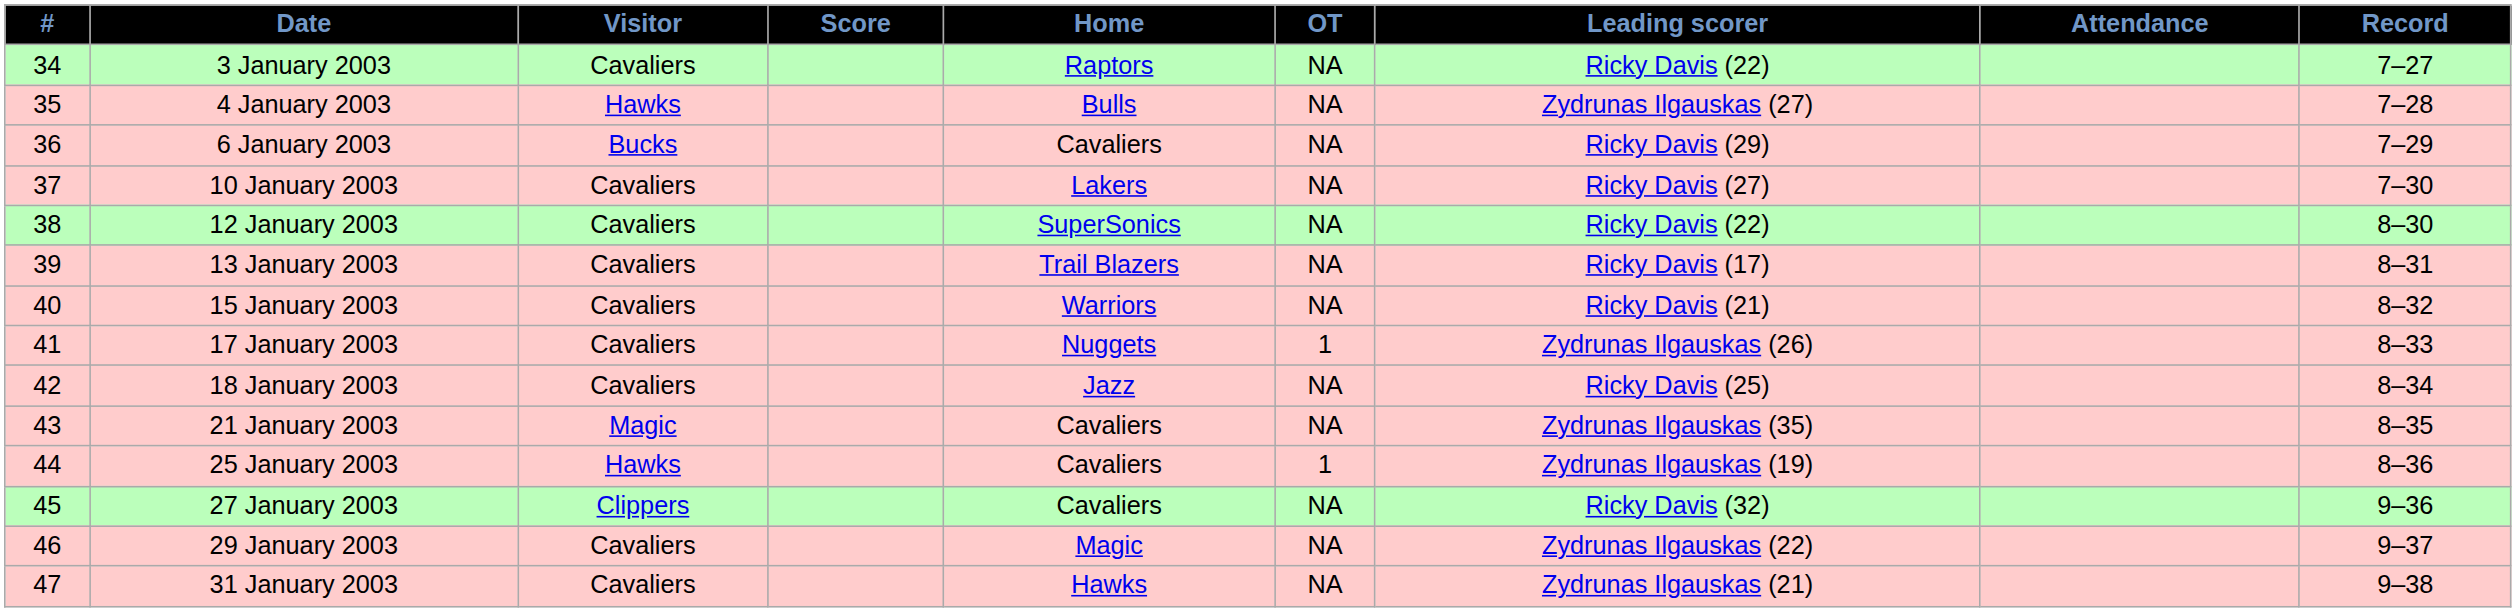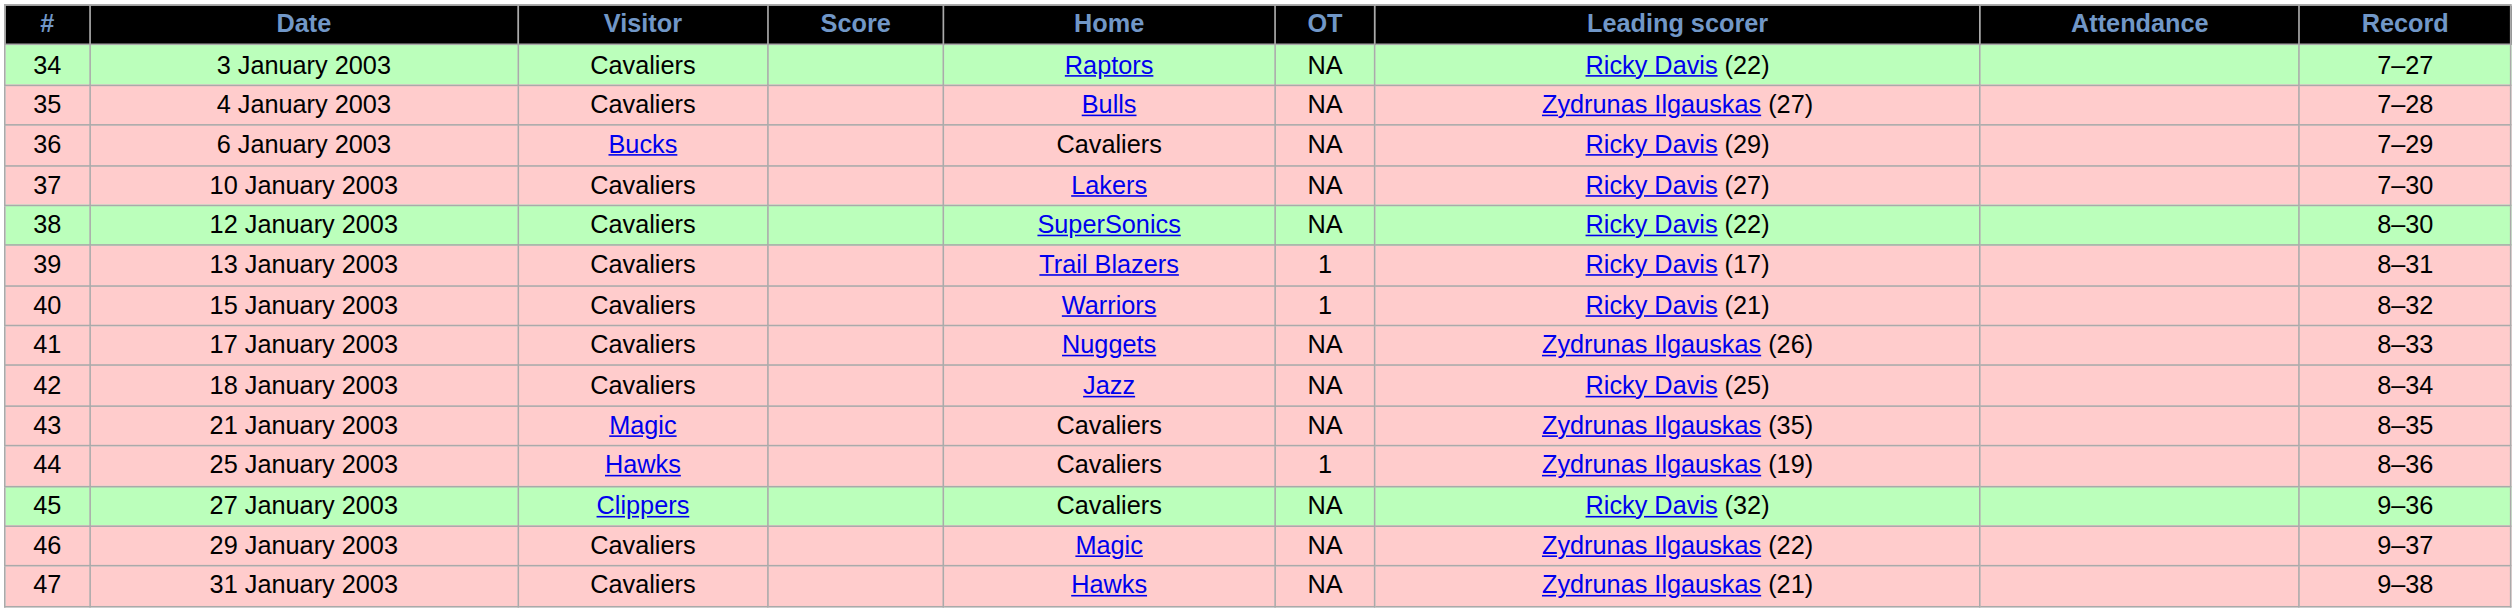(643, 104) Hawks -> (643, 104) Cavaliers
(1325, 265) NA -> (1325, 265) 1
(1325, 305) NA -> (1325, 305) 1
(1325, 345) 1 -> (1325, 345) NA
